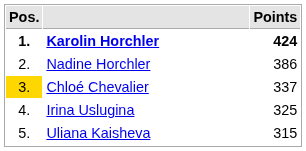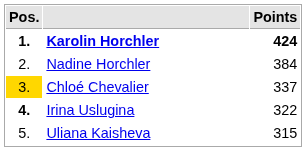(285, 64) 386 -> (285, 64) 384
(24, 110) normal -> (24, 110) bold
(285, 110) 325 -> (285, 110) 322
